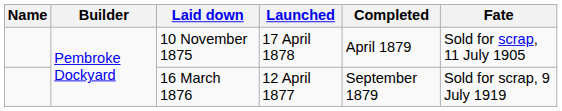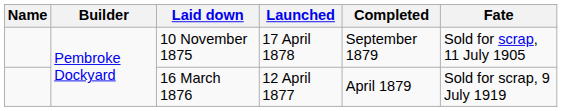(379, 47) April 1879 -> (381, 47) September 1879
(381, 86) September 1879 -> (379, 86) April 1879
